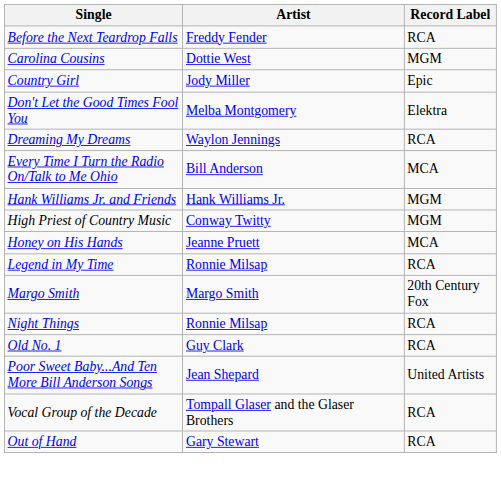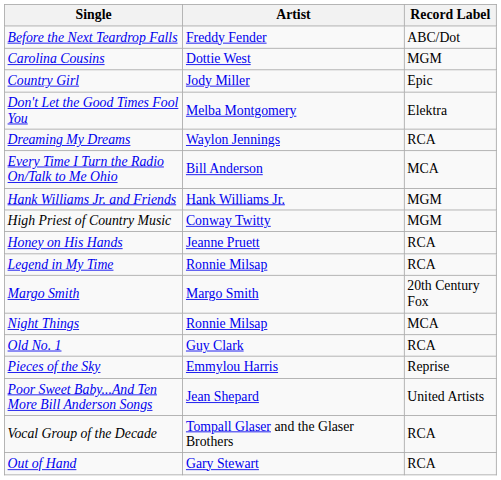(421, 37) RCA -> (434, 37) ABC/Dot
(423, 242) MCA -> (421, 242) RCA
(421, 323) RCA -> (423, 323) MCA
+ row: (54, 367)
